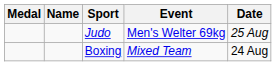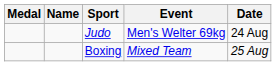(250, 33) 25 Aug -> (249, 33) 24 Aug
(249, 52) 24 Aug -> (250, 52) 25 Aug
